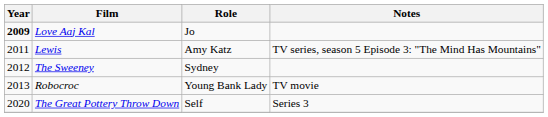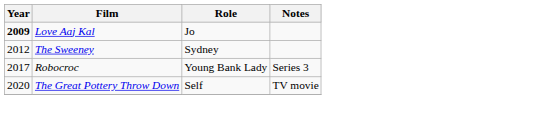- row: (48, 49)
(18, 85) 2013 -> (18, 67) 2017
(296, 85) TV movie -> (291, 67) Series 3
(291, 103) Series 3 -> (296, 85) TV movie
